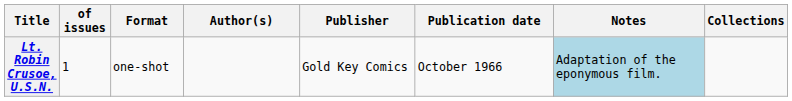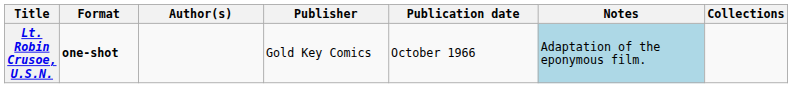- column: (85, 21)
(141, 67) normal -> (90, 53) bold
